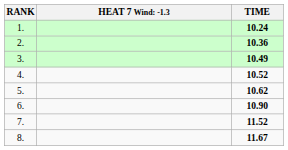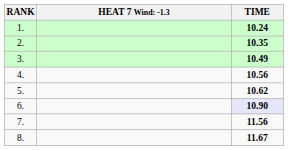(257, 44) 10.36 -> (257, 44) 10.35
(257, 75) 10.52 -> (257, 75) 10.56
(257, 106) no background -> (257, 106) lavender background
(257, 122) 11.52 -> (257, 122) 11.56
